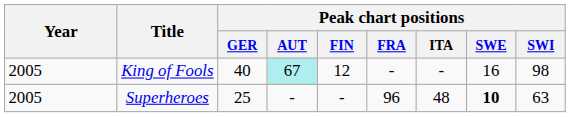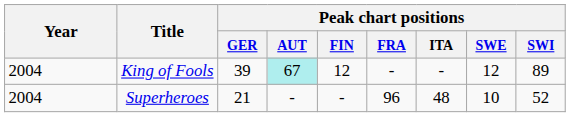(25, 71) 2005 -> (25, 71) 2004
(242, 71) 40 -> (242, 71) 39
(491, 71) 16 -> (491, 71) 12
(541, 71) 98 -> (541, 71) 89
(25, 97) 2005 -> (25, 97) 2004
(242, 97) 25 -> (242, 97) 21
(491, 97) bold -> (491, 97) normal
(541, 97) 63 -> (541, 97) 52
